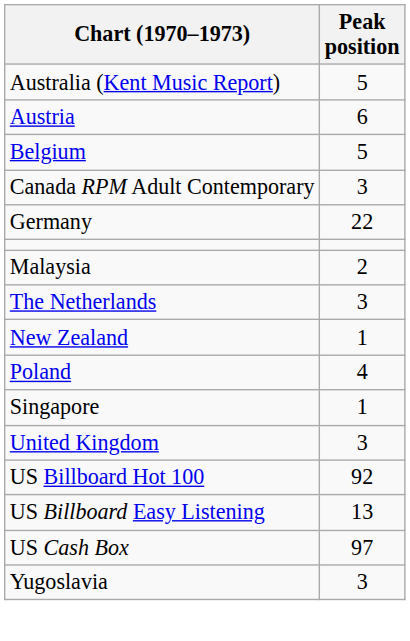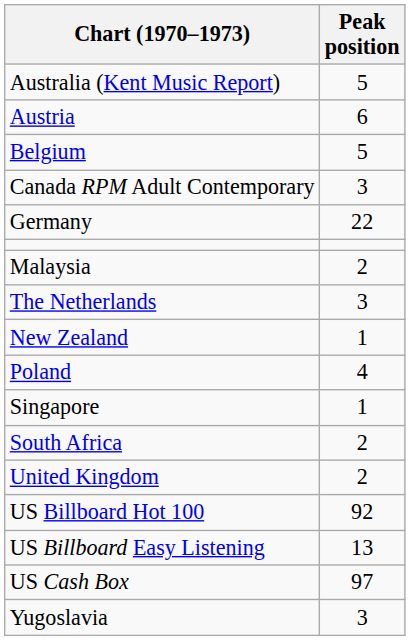+ row: (66, 442)
(362, 442) 3 -> (362, 477) 2
